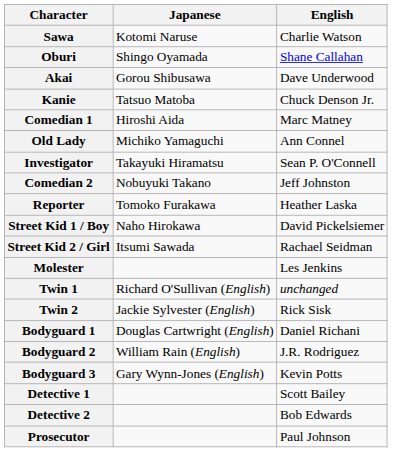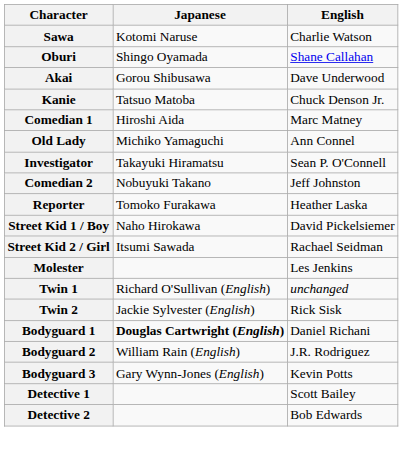(195, 330) normal -> (200, 330) bold
- row: (59, 436)
